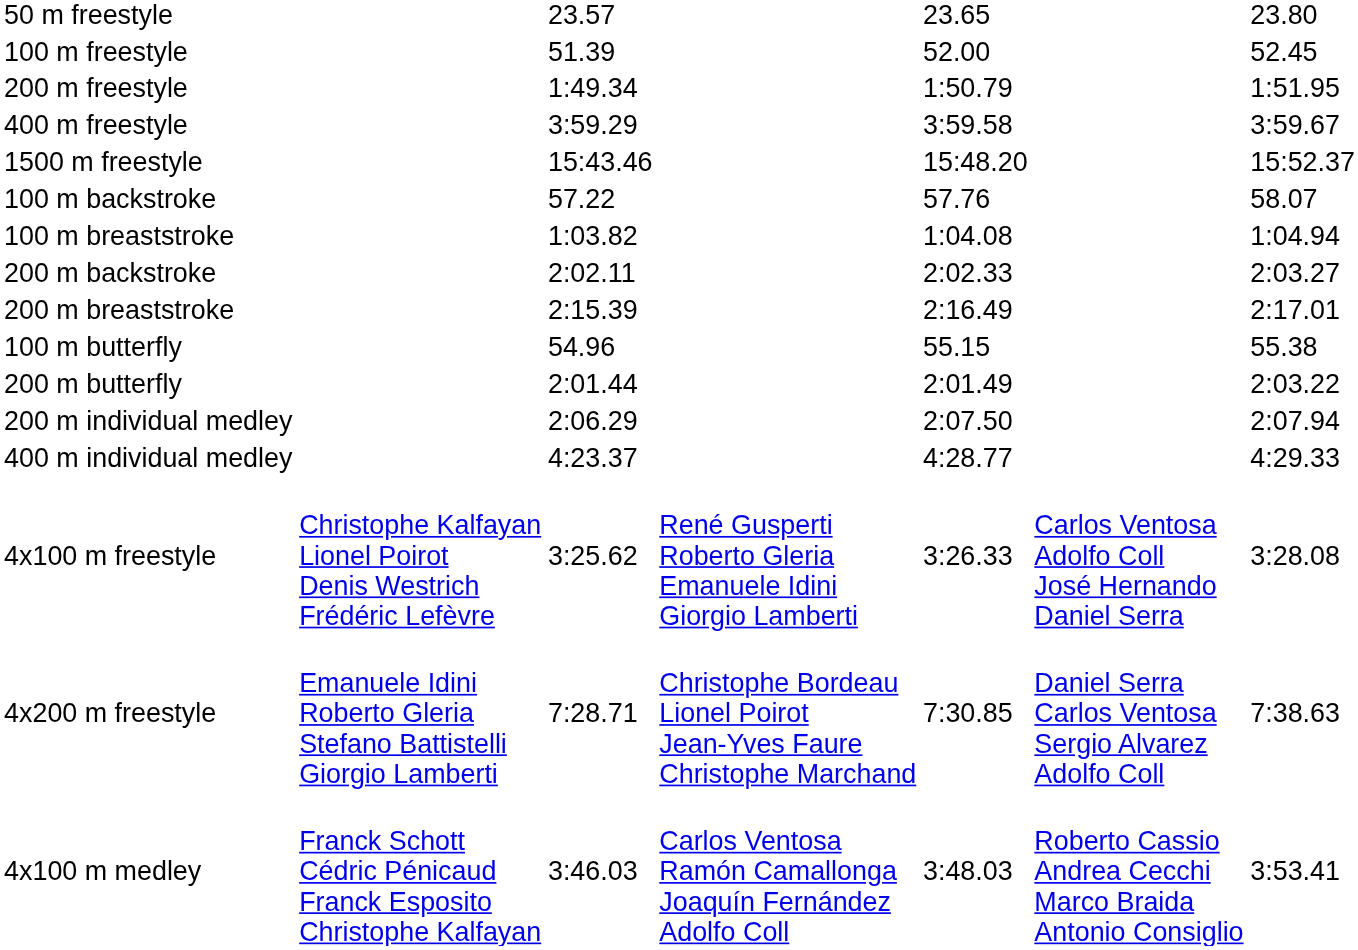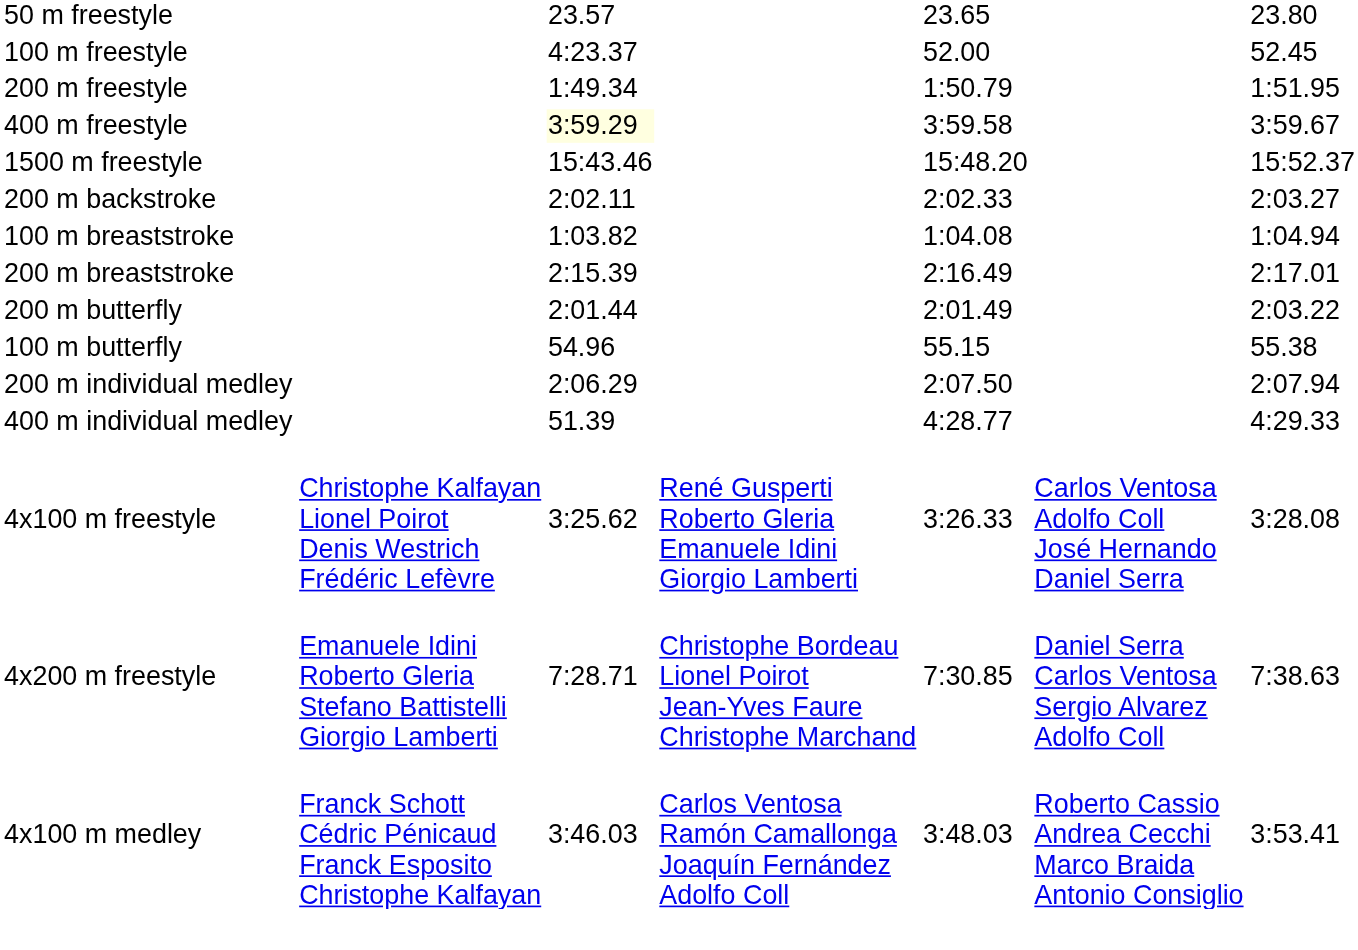(582, 51) 51.39 -> (593, 51) 4:23.37
(593, 125) no background -> (593, 125) lightyellow background
- row: (110, 199)
rows swapped: (110, 273) <-> (119, 236)
rows swapped: (93, 347) <-> (93, 384)
(593, 458) 4:23.37 -> (582, 421) 51.39
